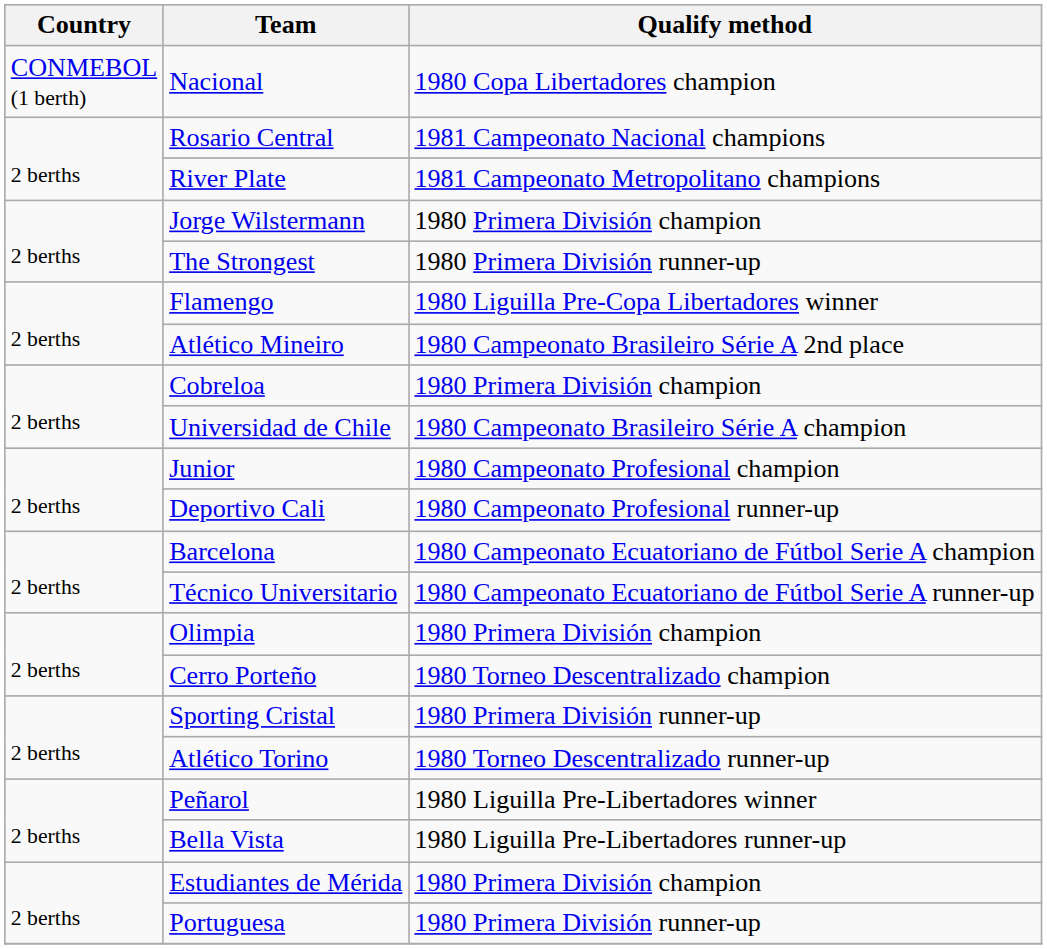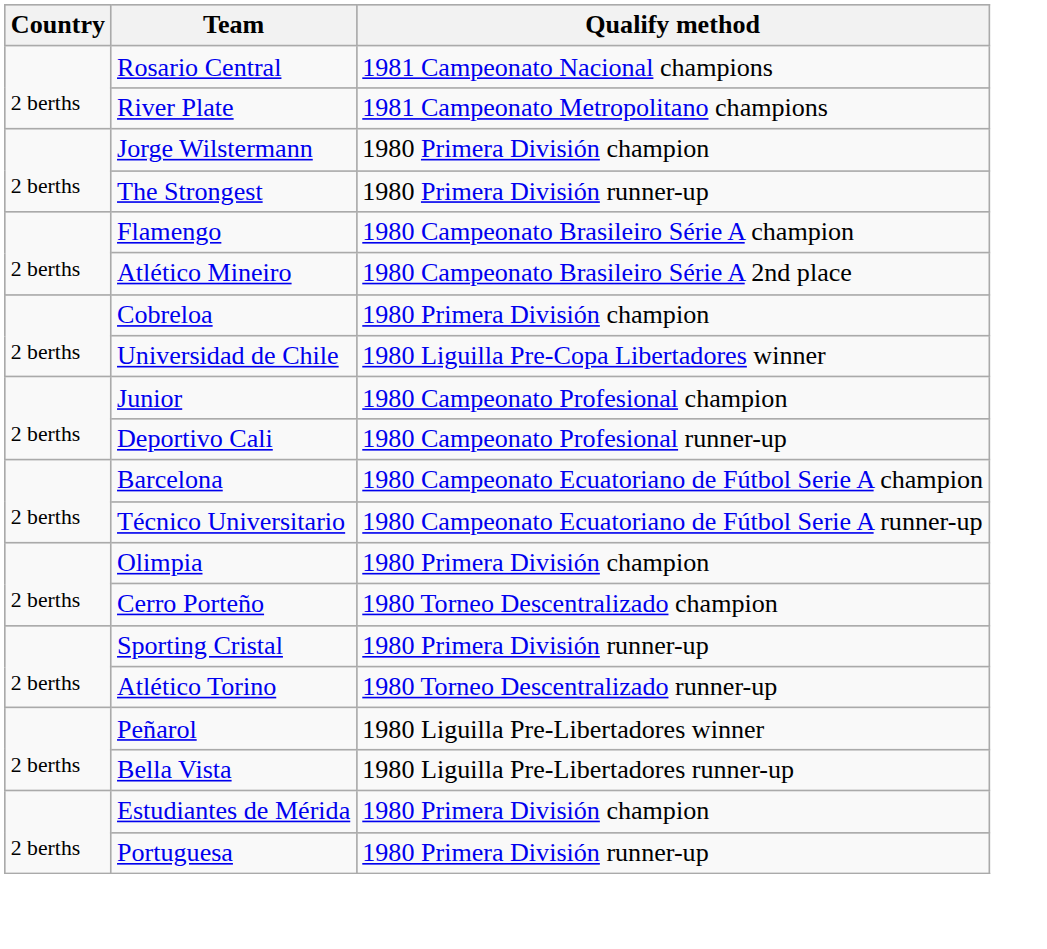- row: (216, 81)
(646, 302) 1980 Liguilla Pre-Copa Libertadores winner -> (608, 231) 1980 Campeonato Brasileiro Série A champion
(660, 426) 1980 Campeonato Brasileiro Série A champion -> (594, 356) 1980 Liguilla Pre-Copa Libertadores winner
